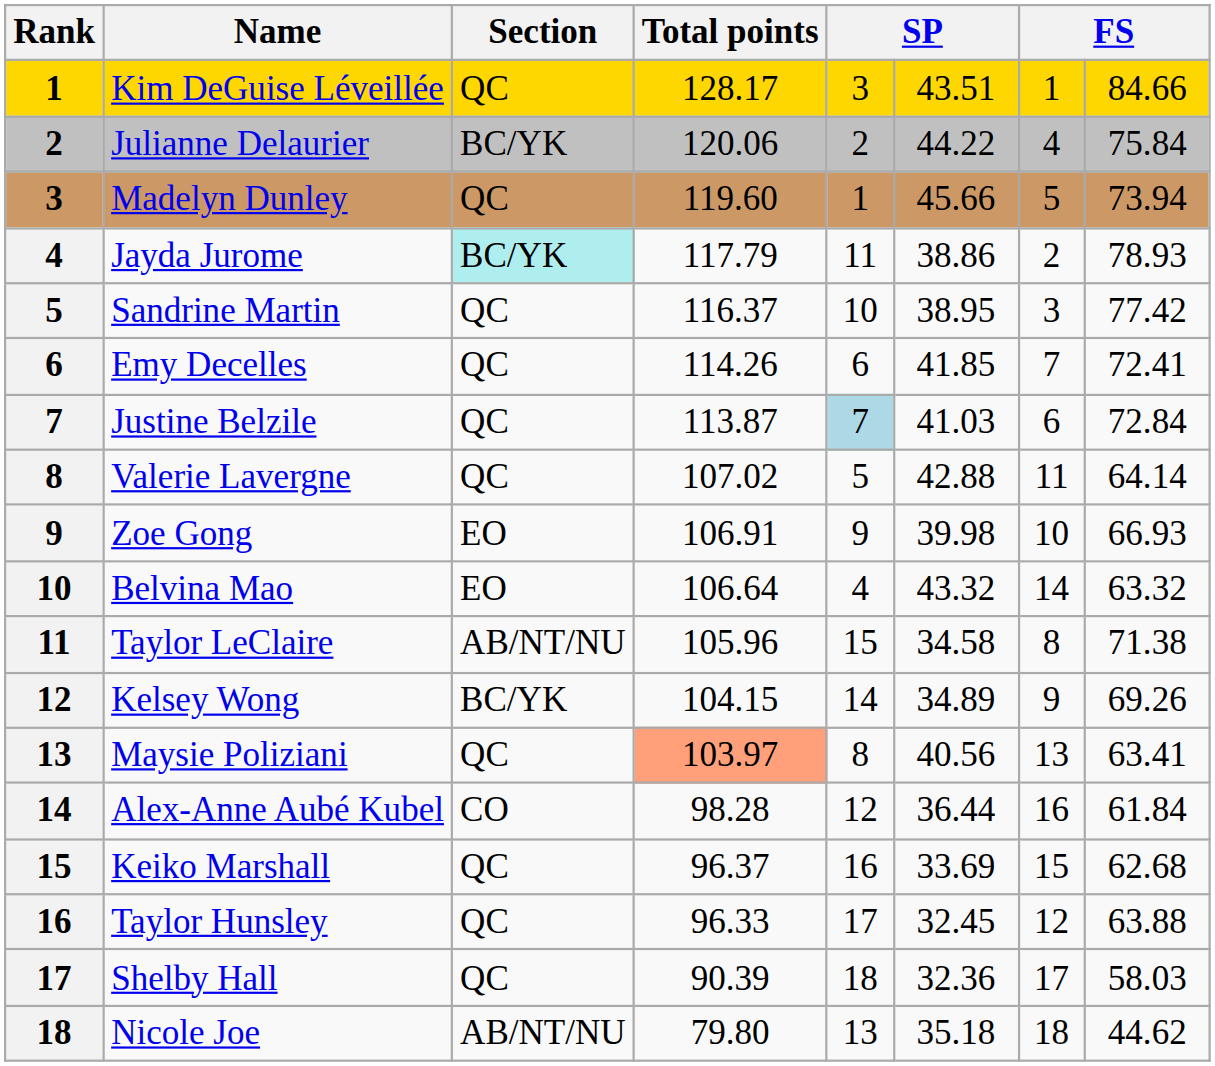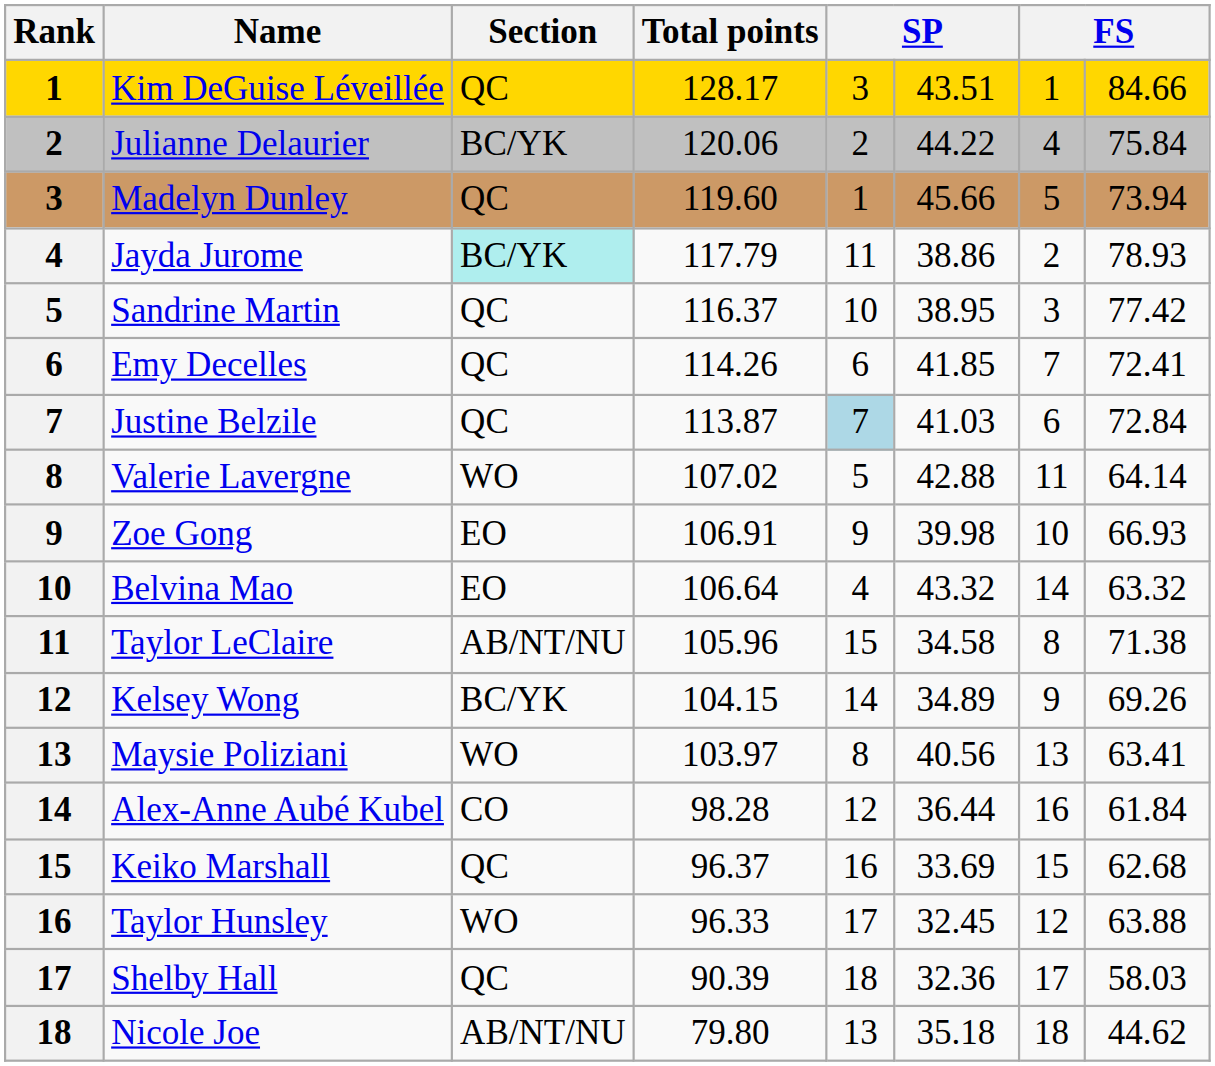(484, 476) QC -> (489, 476) WO
(484, 754) QC -> (489, 754) WO
(730, 754) lightsalmon background -> (730, 754) no background
(484, 921) QC -> (489, 921) WO
